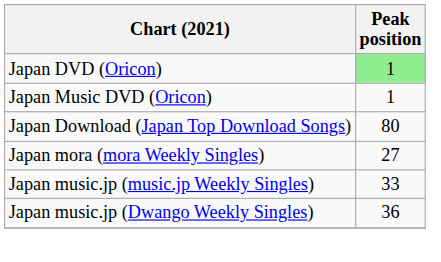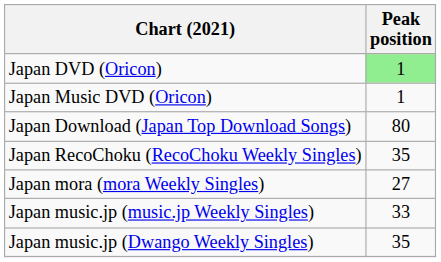+ row: (185, 155)
(390, 213) 36 -> (401, 241) 35
